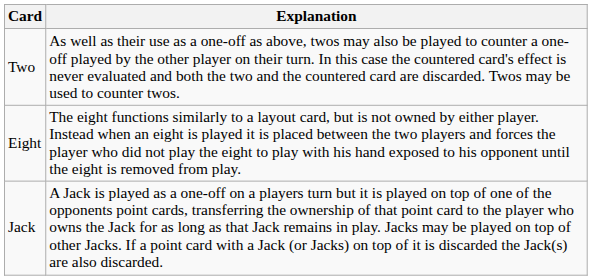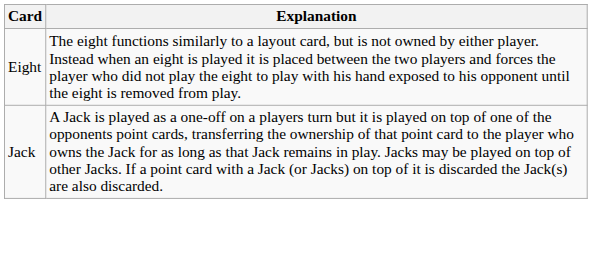- row: (22, 66)
